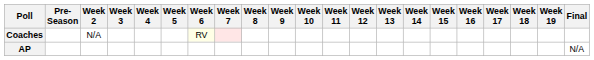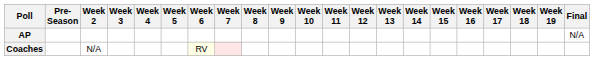rows swapped: (25, 49) <-> (25, 35)
